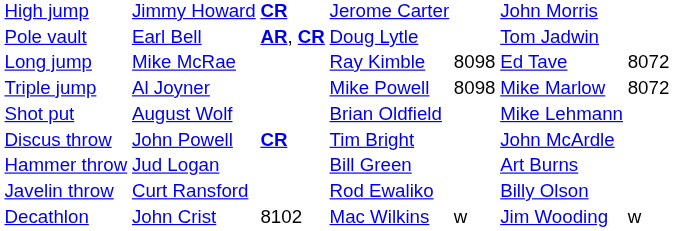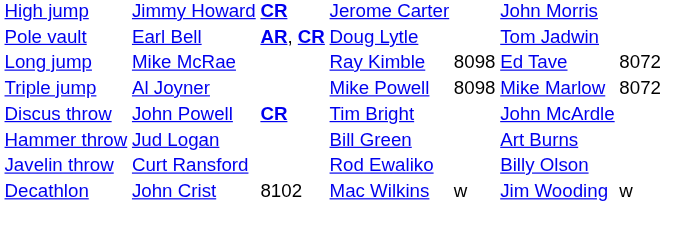- row: (39, 113)
